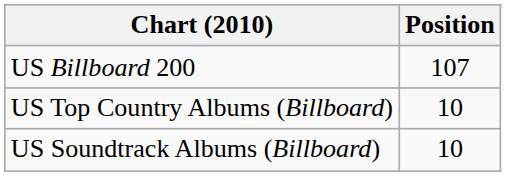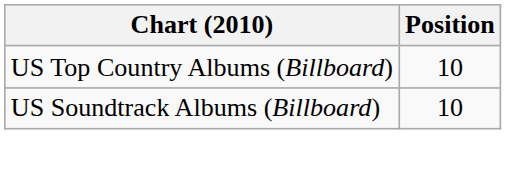- row: (103, 66)
